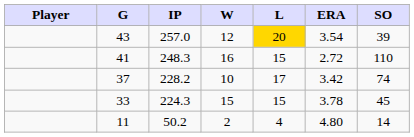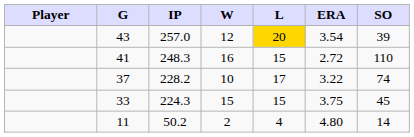(331, 79) 3.42 -> (331, 79) 3.22
(331, 100) 3.78 -> (331, 100) 3.75
